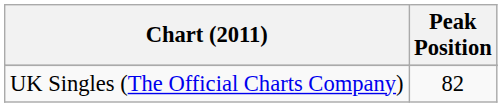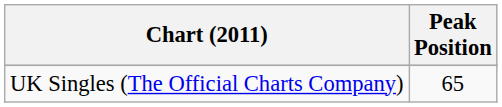(453, 83) 82 -> (453, 83) 65
